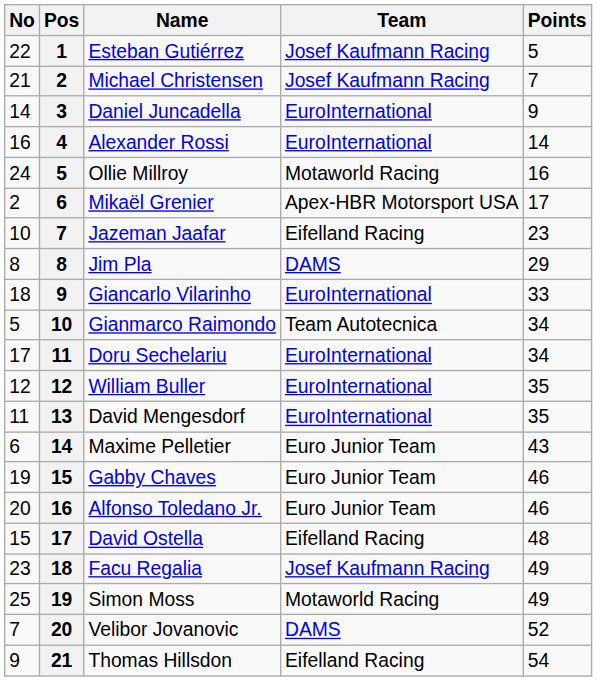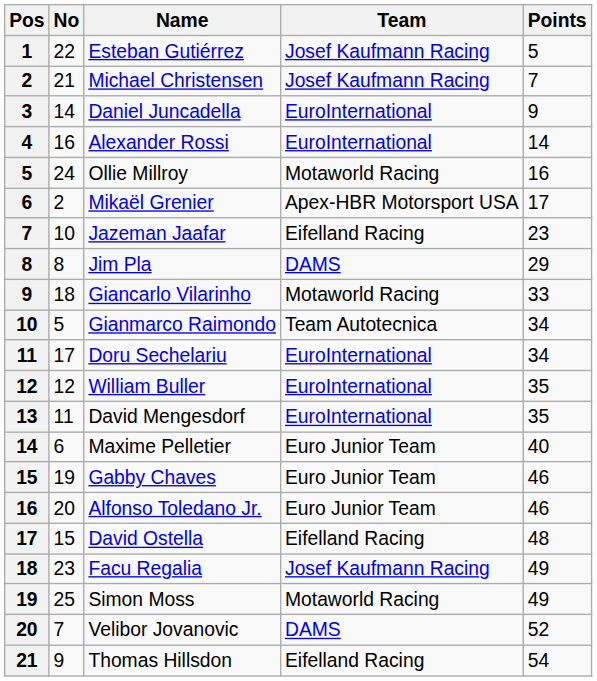columns swapped: (62, 20) <-> (22, 20)
(358, 295) EuroInternational -> (362, 295) Motaworld Racing
(538, 447) 43 -> (538, 447) 40
